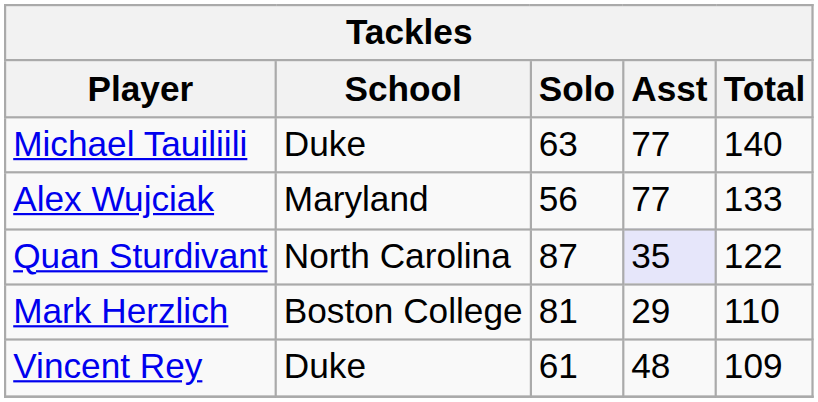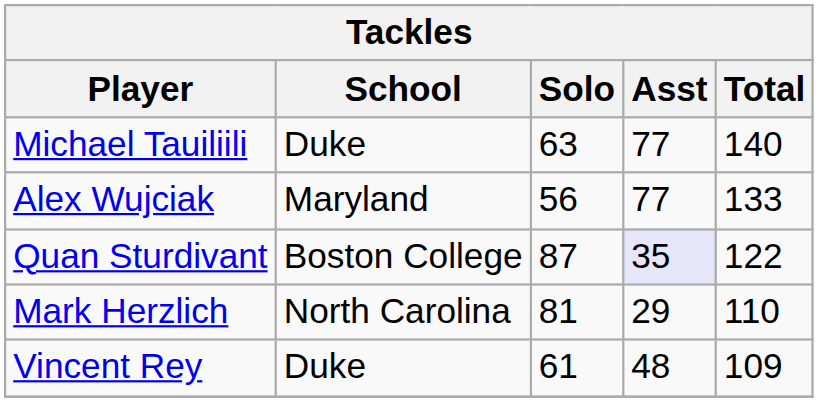(397, 255) North Carolina -> (403, 255) Boston College
(403, 311) Boston College -> (397, 311) North Carolina
